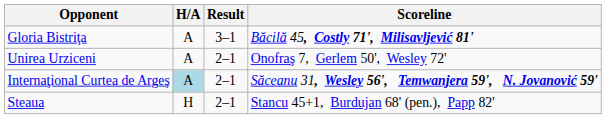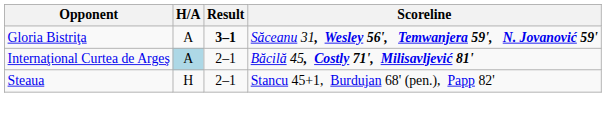(226, 37) normal -> (226, 37) bold
(362, 37) Băcilă 45, Costly 71', Milisavljević 81' -> (424, 37) Săceanu 31, Wesley 56', Temwanjera 59', N. Jovanović 59'
- row: (52, 59)
(424, 80) Săceanu 31, Wesley 56', Temwanjera 59', N. Jovanović 59' -> (362, 59) Băcilă 45, Costly 71', Milisavljević 81'
